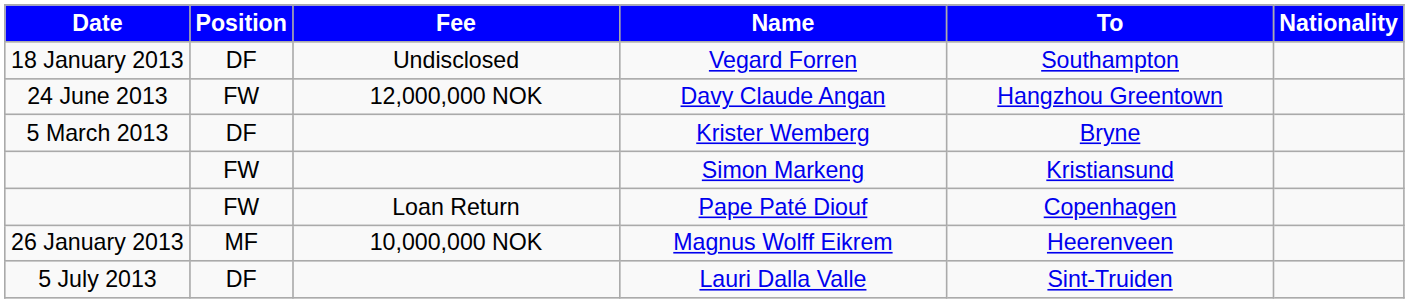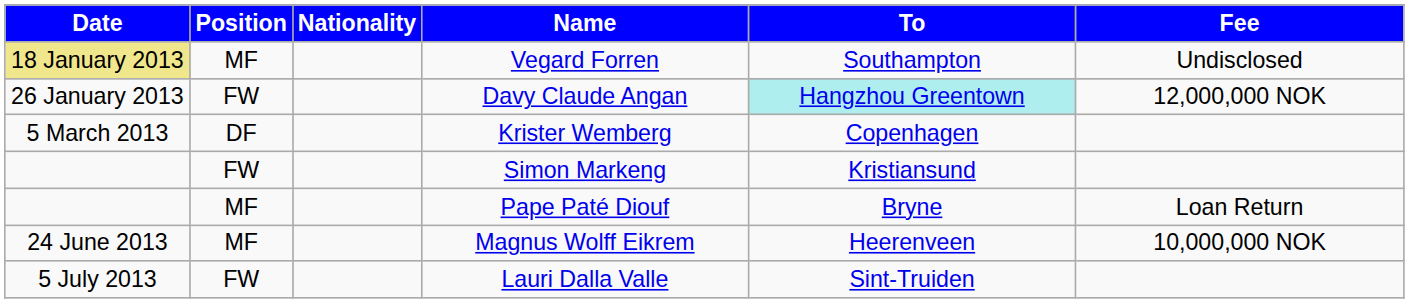columns swapped: (1339, 24) <-> (456, 24)
(97, 60) no background -> (97, 60) khaki background
(241, 60) DF -> (241, 60) MF
(97, 97) 24 June 2013 -> (97, 97) 26 January 2013
(1110, 97) no background -> (912, 97) paleturquoise background
(1110, 133) Bryne -> (912, 133) Copenhagen
(241, 207) FW -> (241, 207) MF
(1110, 207) Copenhagen -> (912, 207) Bryne
(97, 243) 26 January 2013 -> (97, 243) 24 June 2013
(241, 280) DF -> (241, 280) FW
